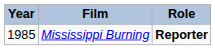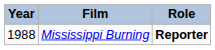(21, 34) 1985 -> (21, 34) 1988
